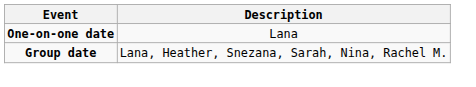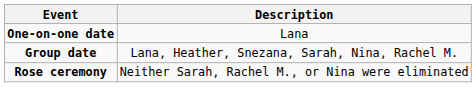+ row: (61, 72)
